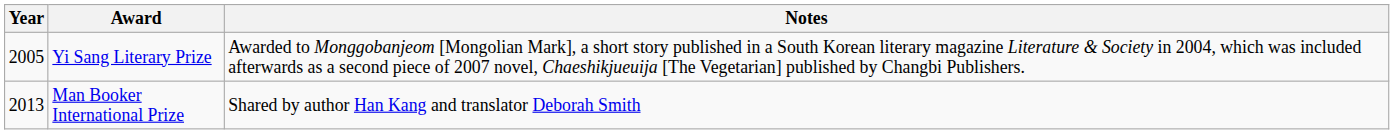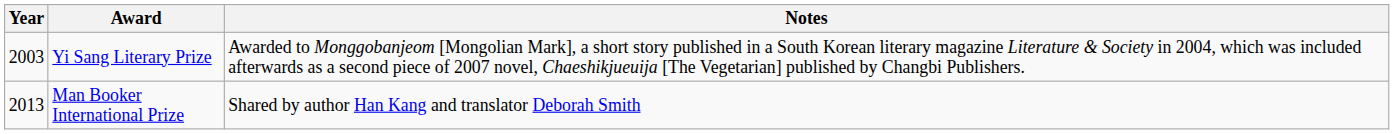(26, 56) 2005 -> (26, 56) 2003
